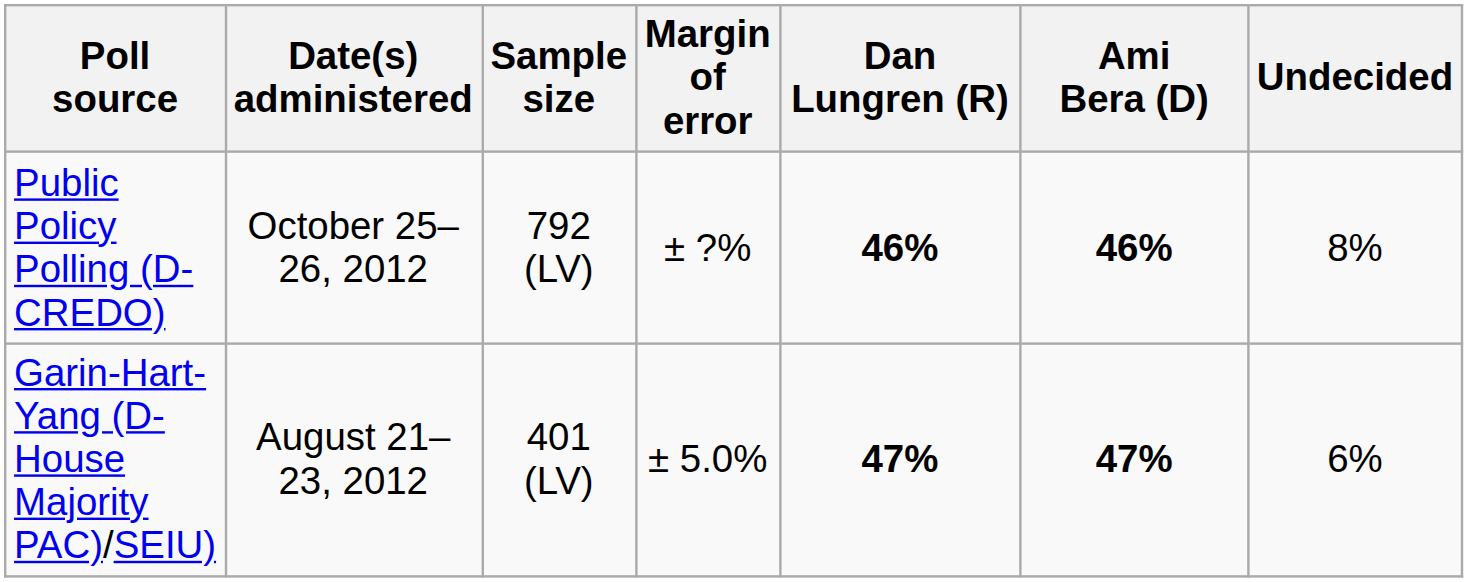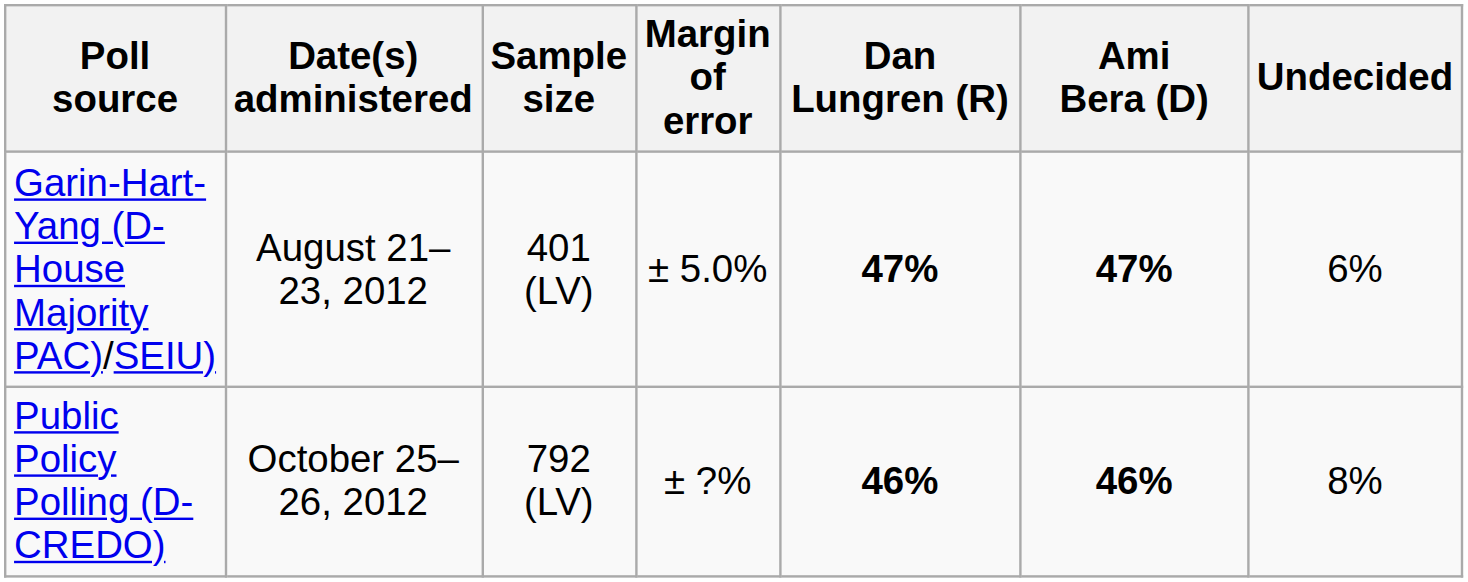rows swapped: (104, 247) <-> (115, 459)
